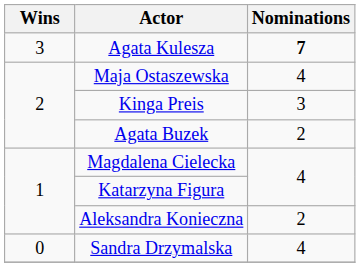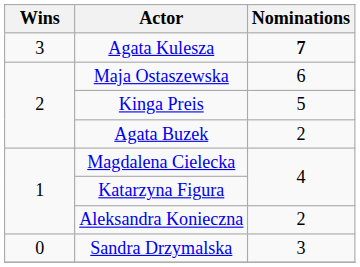(301, 76) 4 -> (301, 76) 6
(301, 104) 3 -> (301, 104) 5
(301, 248) 4 -> (301, 248) 3
